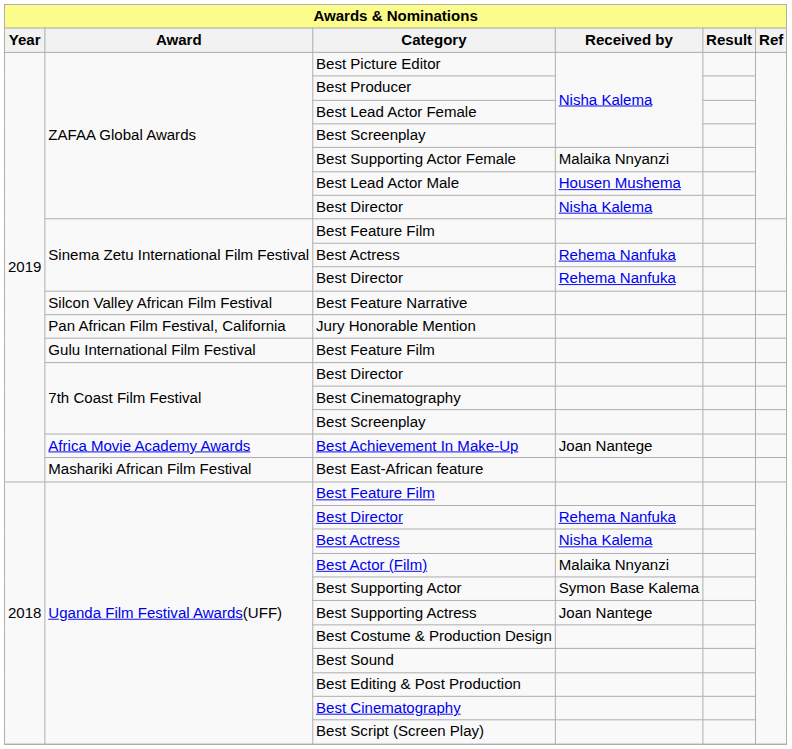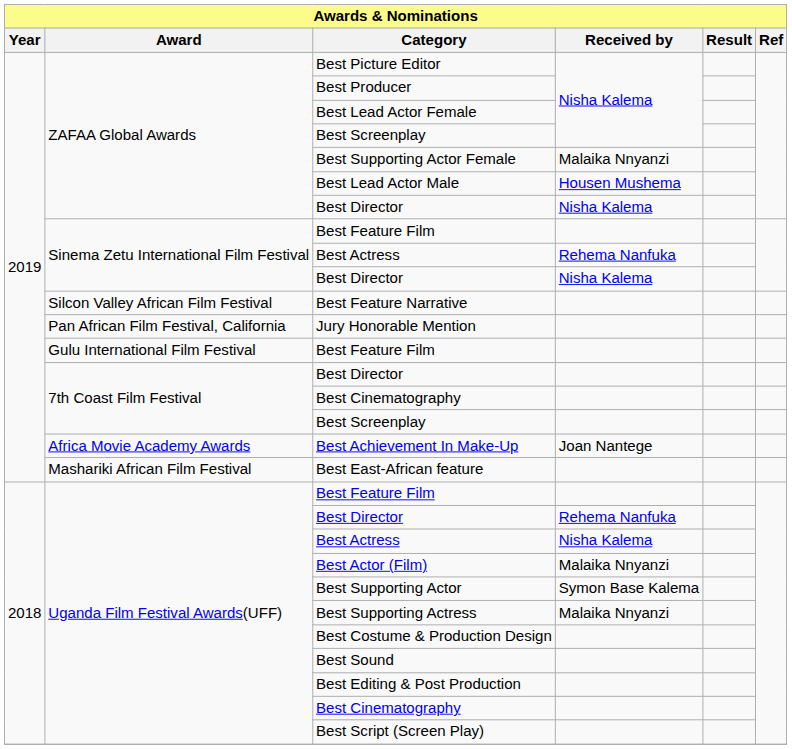(617, 278) Rehema Nanfuka -> (606, 278) Nisha Kalema
(606, 612) Joan Nantege -> (614, 612) Malaika Nnyanzi
